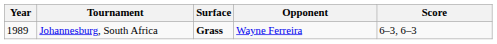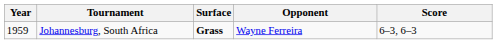(18, 30) 1989 -> (18, 30) 1959
